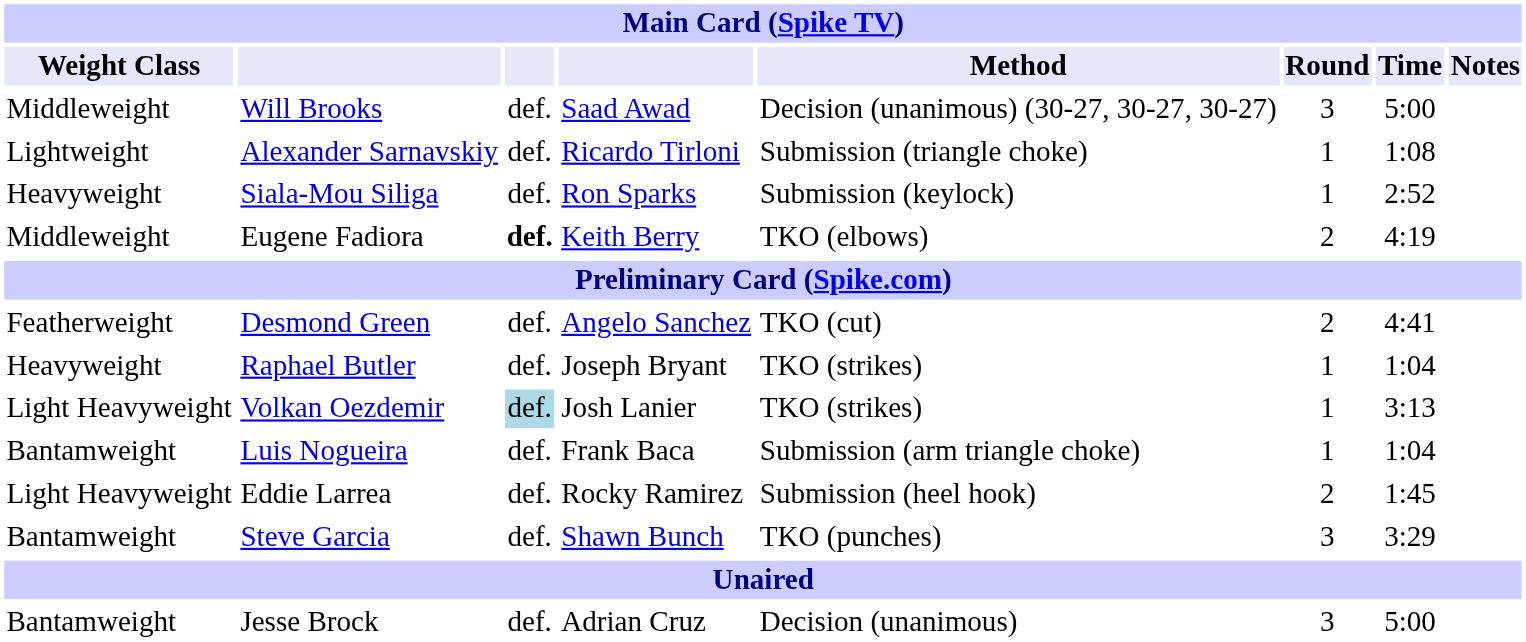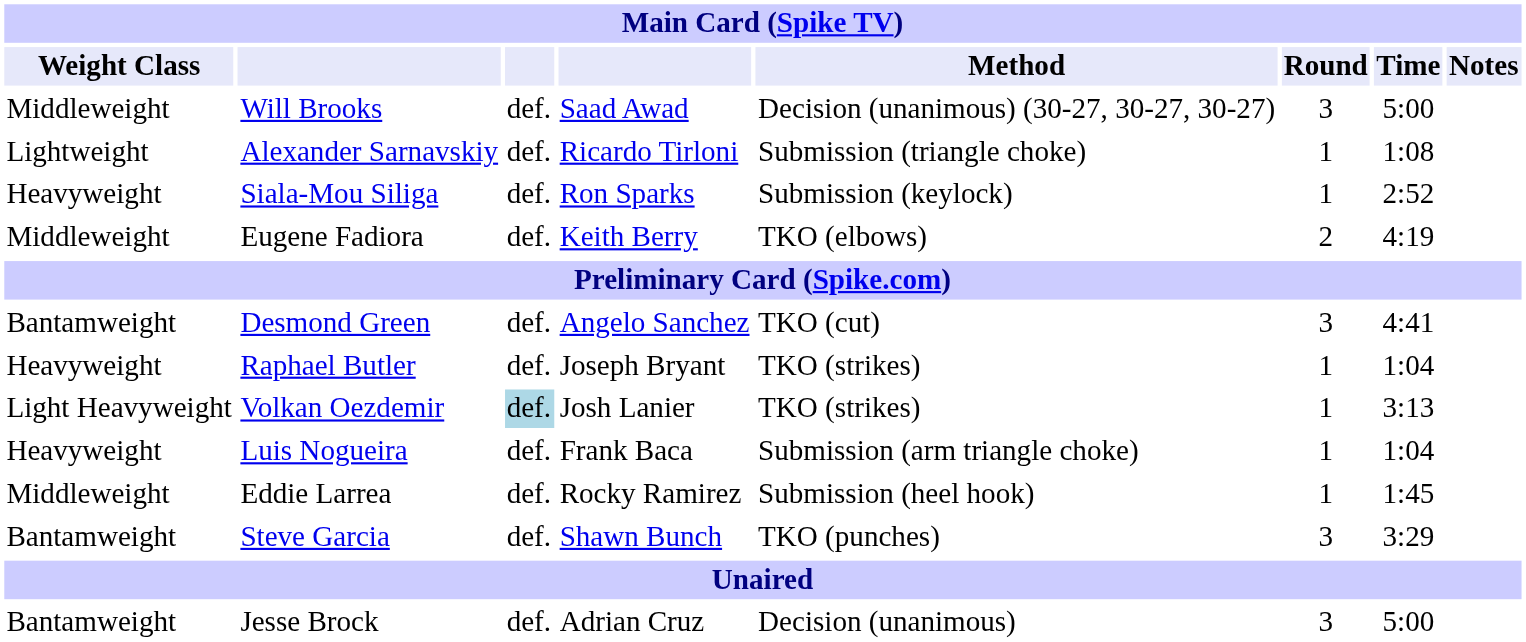(530, 236) bold -> (529, 236) normal
(90, 322) Featherweight -> (91, 322) Bantamweight
(1327, 322) 2 -> (1326, 322) 3
(91, 450) Bantamweight -> (84, 450) Heavyweight
(119, 493) Light Heavyweight -> (88, 493) Middleweight
(1327, 493) 2 -> (1326, 493) 1
